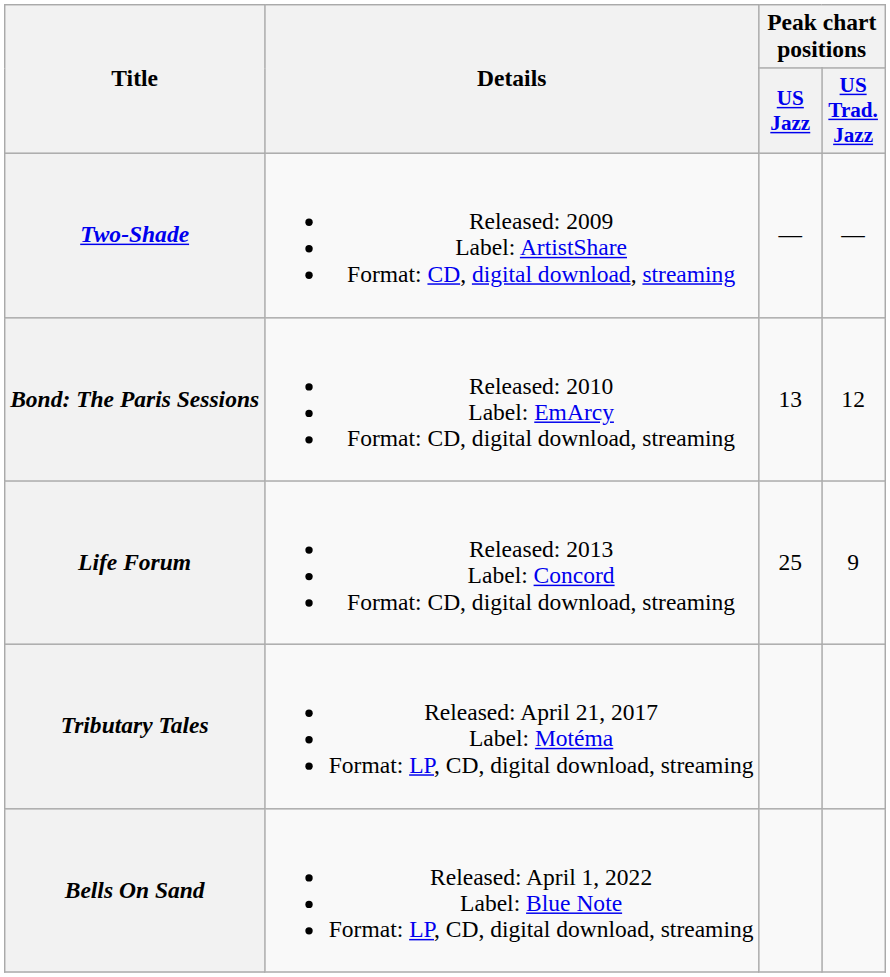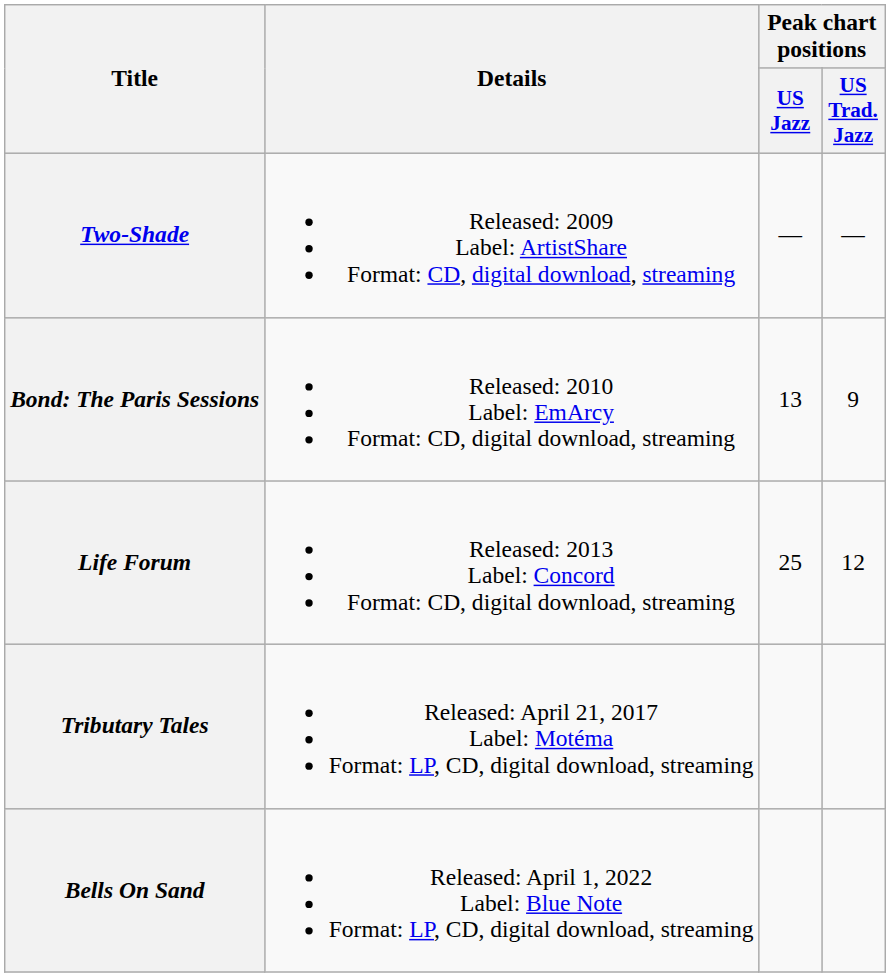(853, 398) 12 -> (853, 398) 9
(853, 562) 9 -> (853, 562) 12
